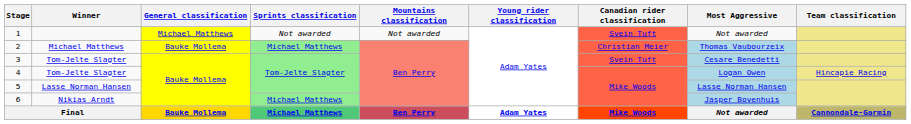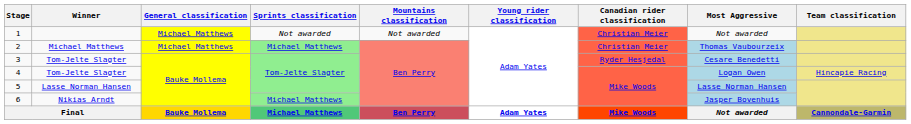(633, 33) Svein Tuft -> (633, 33) Christian Meier
(196, 47) Bauke Mollema -> (196, 47) Michael Matthews
(633, 60) Svein Tuft -> (633, 60) Ryder Hesjedal
